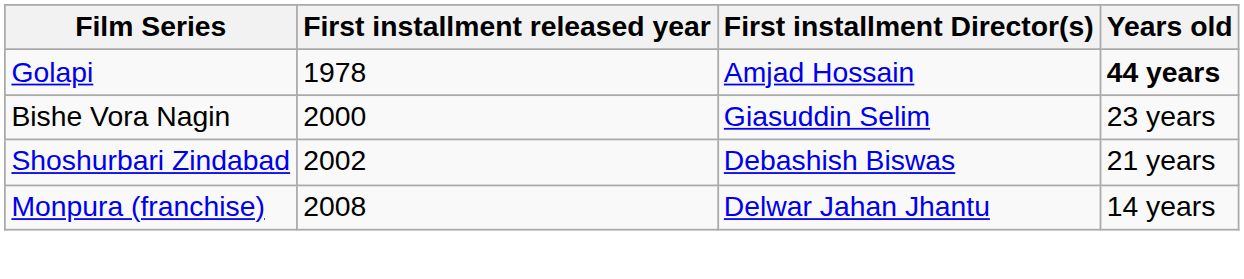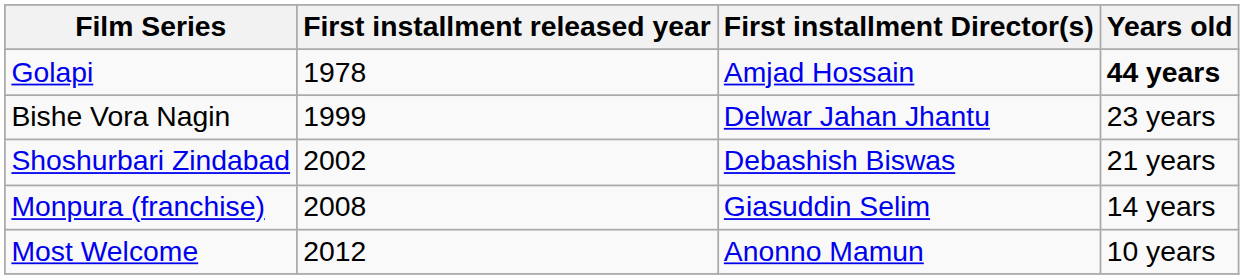(335, 116) 2000 -> (335, 116) 1999
(827, 116) Giasuddin Selim -> (857, 116) Delwar Jahan Jhantu
(857, 206) Delwar Jahan Jhantu -> (827, 206) Giasuddin Selim
+ row: (105, 251)
